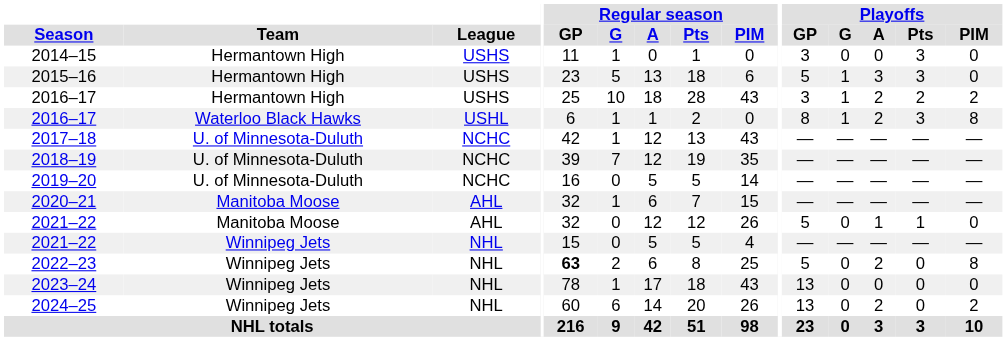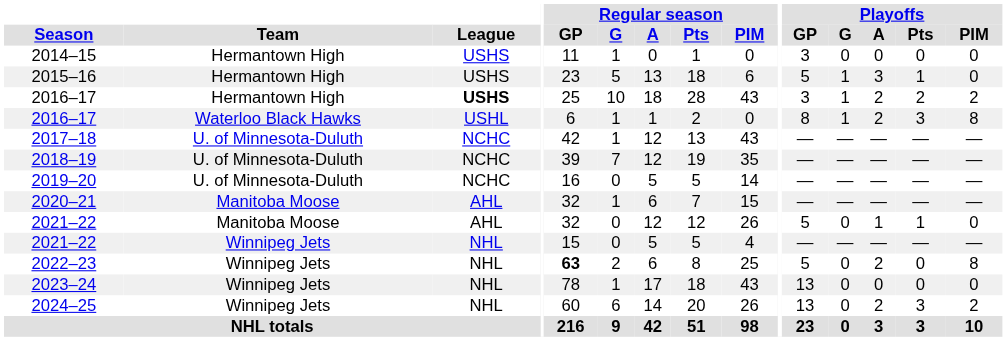(920, 55) 3 -> (920, 55) 0
(920, 76) 3 -> (920, 76) 1
(486, 97) normal -> (486, 97) bold
(920, 305) 0 -> (920, 305) 3
